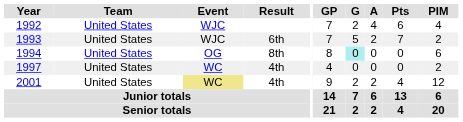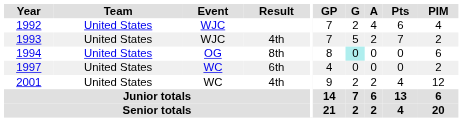(276, 39) 6th -> (276, 39) 4th
(276, 68) 4th -> (276, 68) 6th
(213, 82) khaki background -> (213, 82) no background
